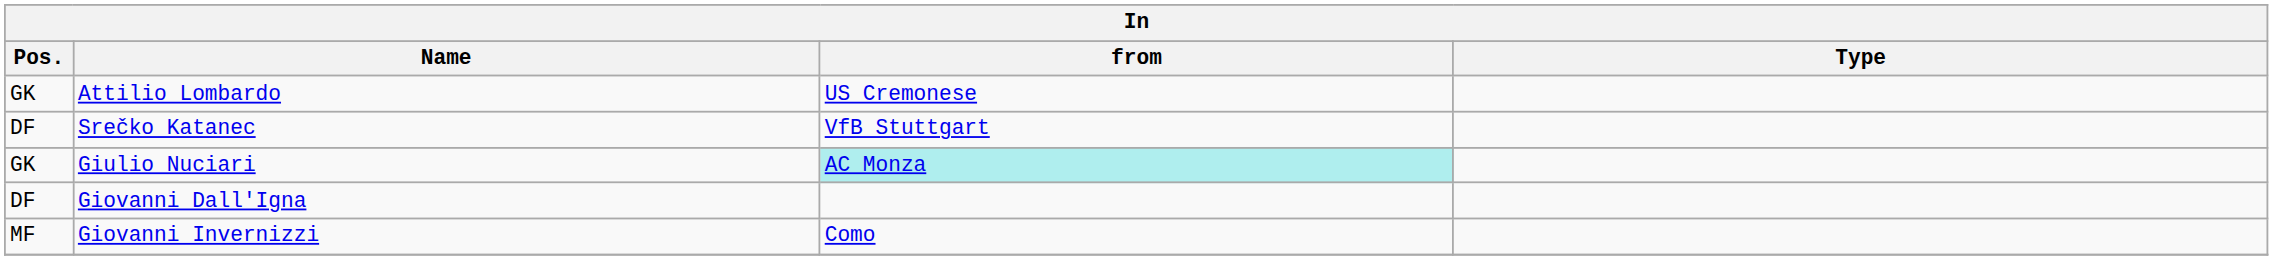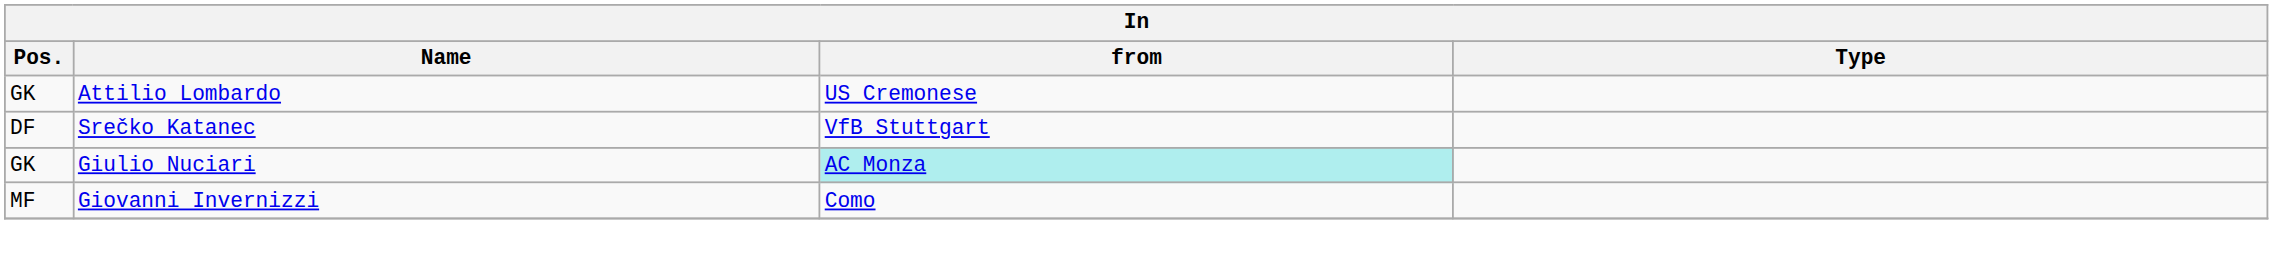- row: (192, 200)
